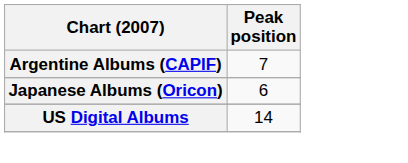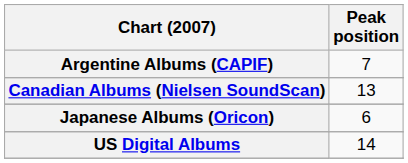+ row: (167, 90)
